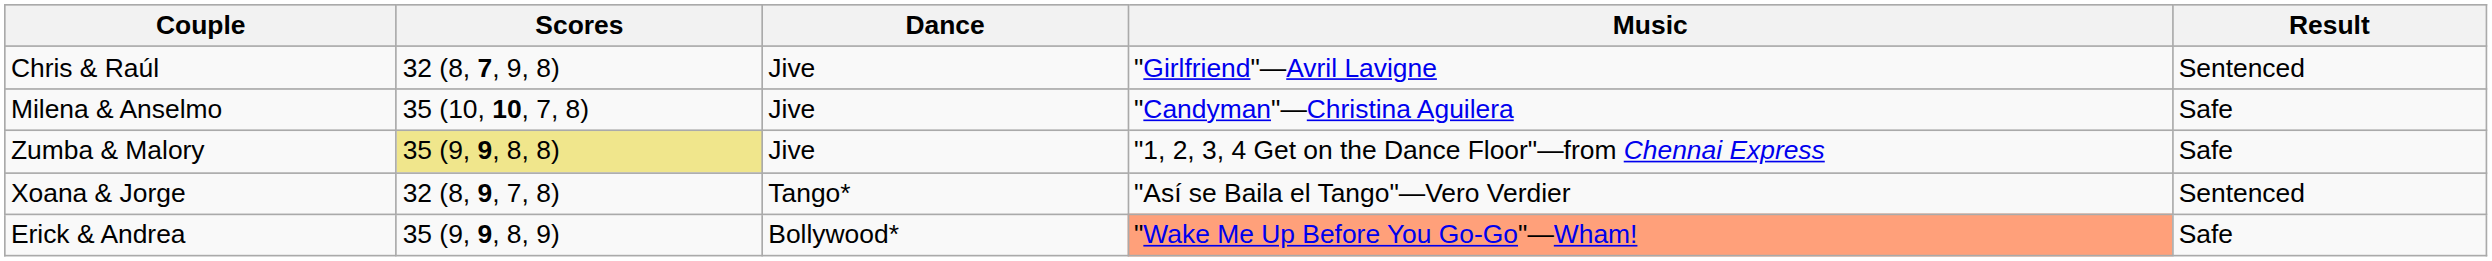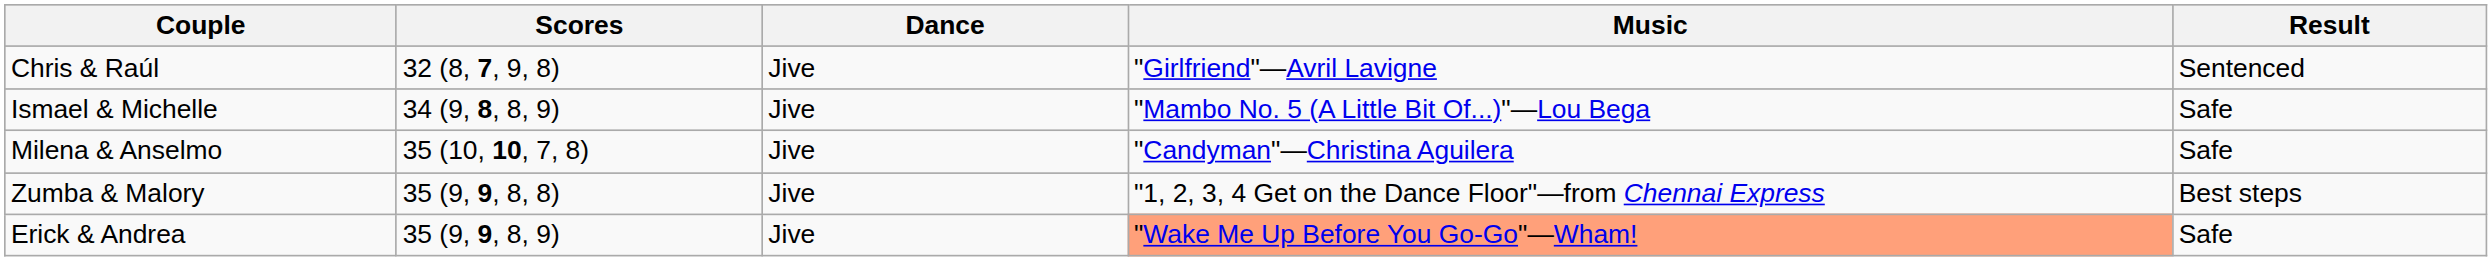+ row: (114, 109)
(481, 151) khaki background -> (481, 192) no background
(2206, 151) Safe -> (2240, 192) Best steps
- row: (98, 192)
(834, 234) Bollywood* -> (792, 234) Jive
